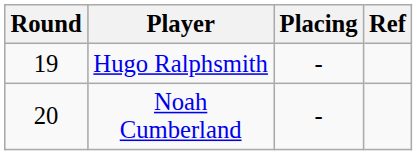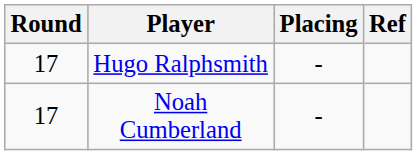(46, 63) 19 -> (46, 63) 17
(46, 116) 20 -> (46, 116) 17
